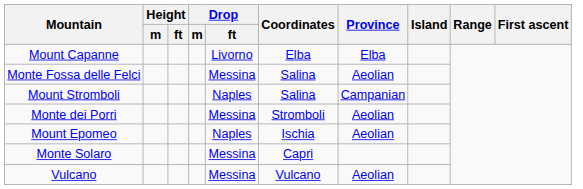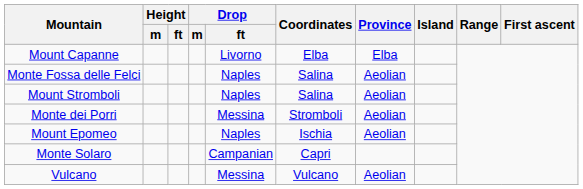(232, 75) Messina -> (241, 75) Naples
(373, 94) Campanian -> (385, 94) Aeolian
(232, 154) Messina -> (241, 154) Campanian
